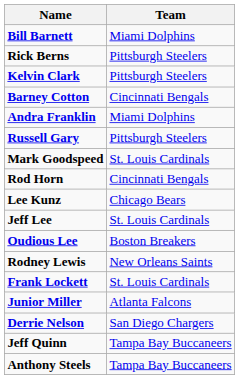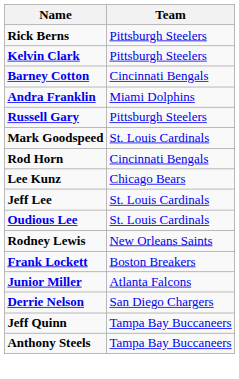- row: (40, 35)
(153, 240) Boston Breakers -> (159, 220) St. Louis Cardinals
(159, 281) St. Louis Cardinals -> (153, 261) Boston Breakers
